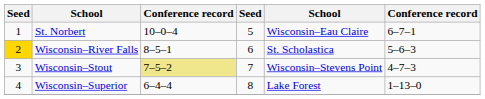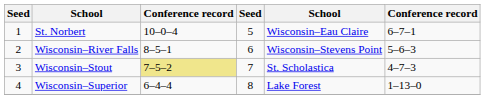(18, 49) gold background -> (18, 49) no background
(300, 49) St. Scholastica -> (325, 49) Wisconsin–Stevens Point
(325, 67) Wisconsin–Stevens Point -> (300, 67) St. Scholastica
